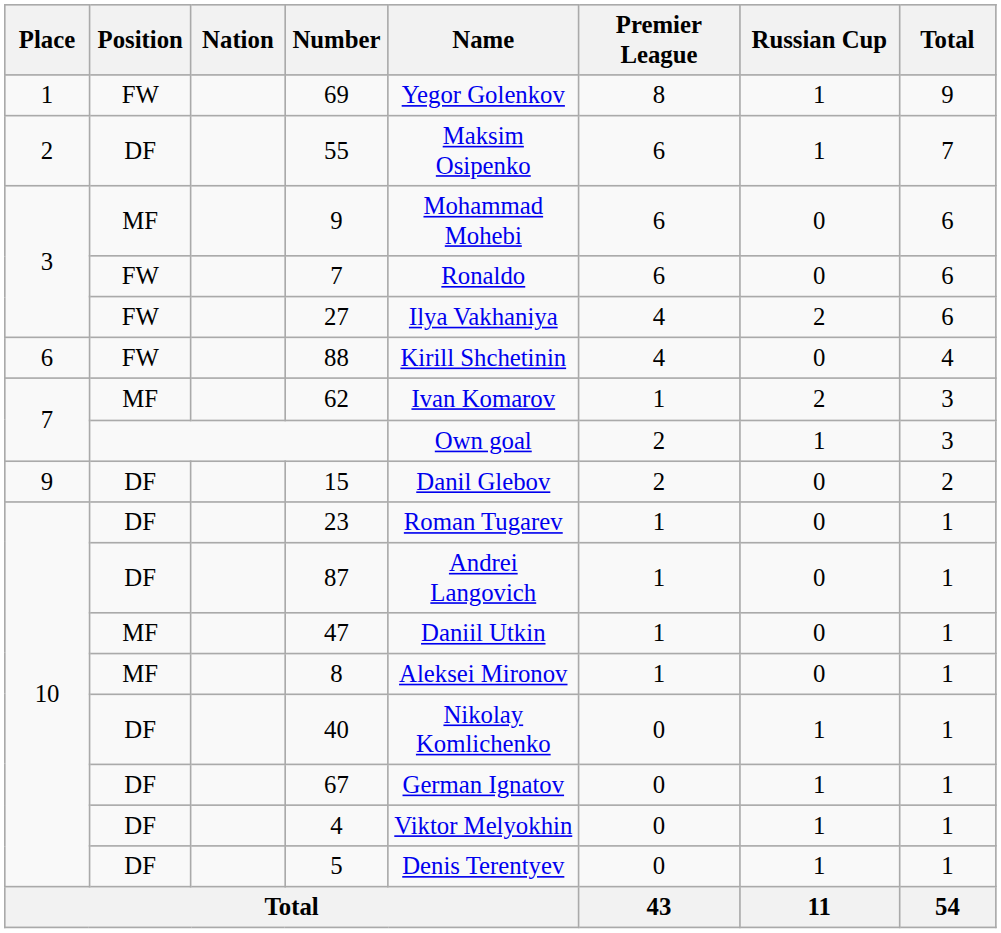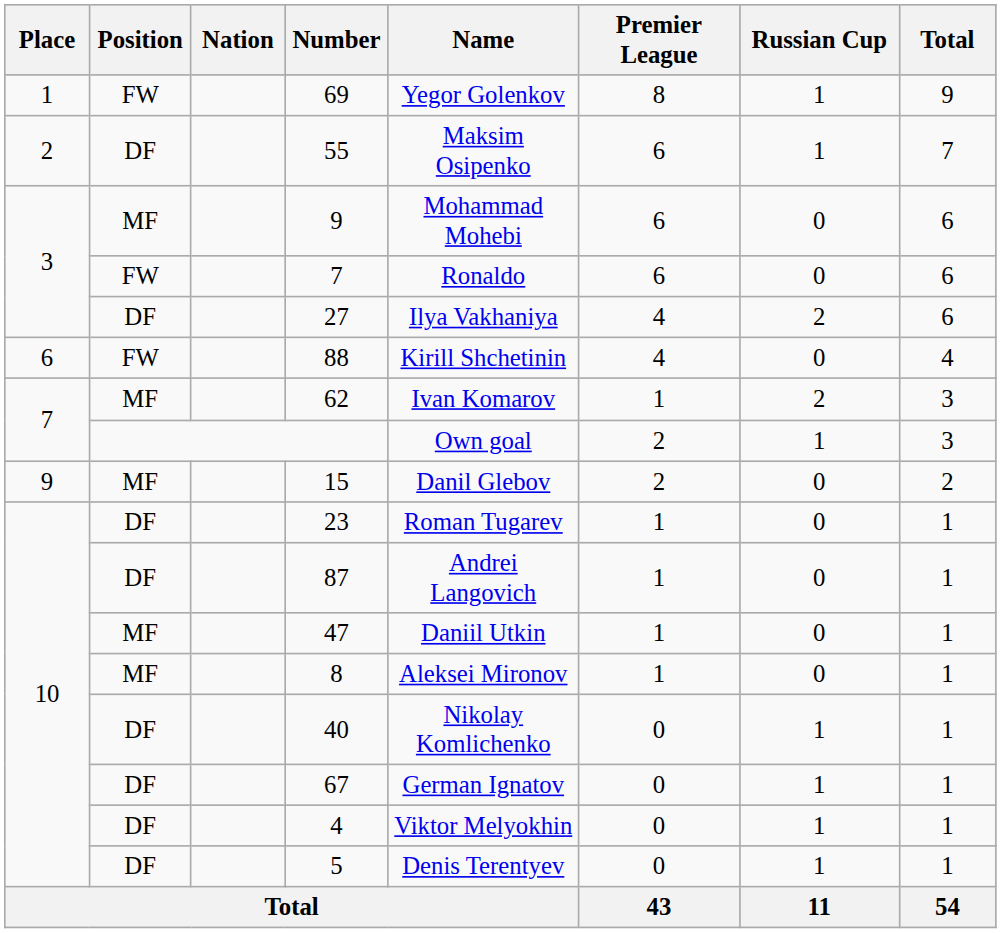(140, 317) FW -> (140, 317) DF
(140, 480) DF -> (140, 480) MF
